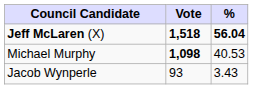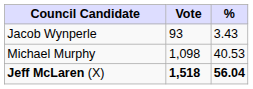rows swapped: (56, 34) <-> (52, 73)
(185, 53) bold -> (185, 53) normal
